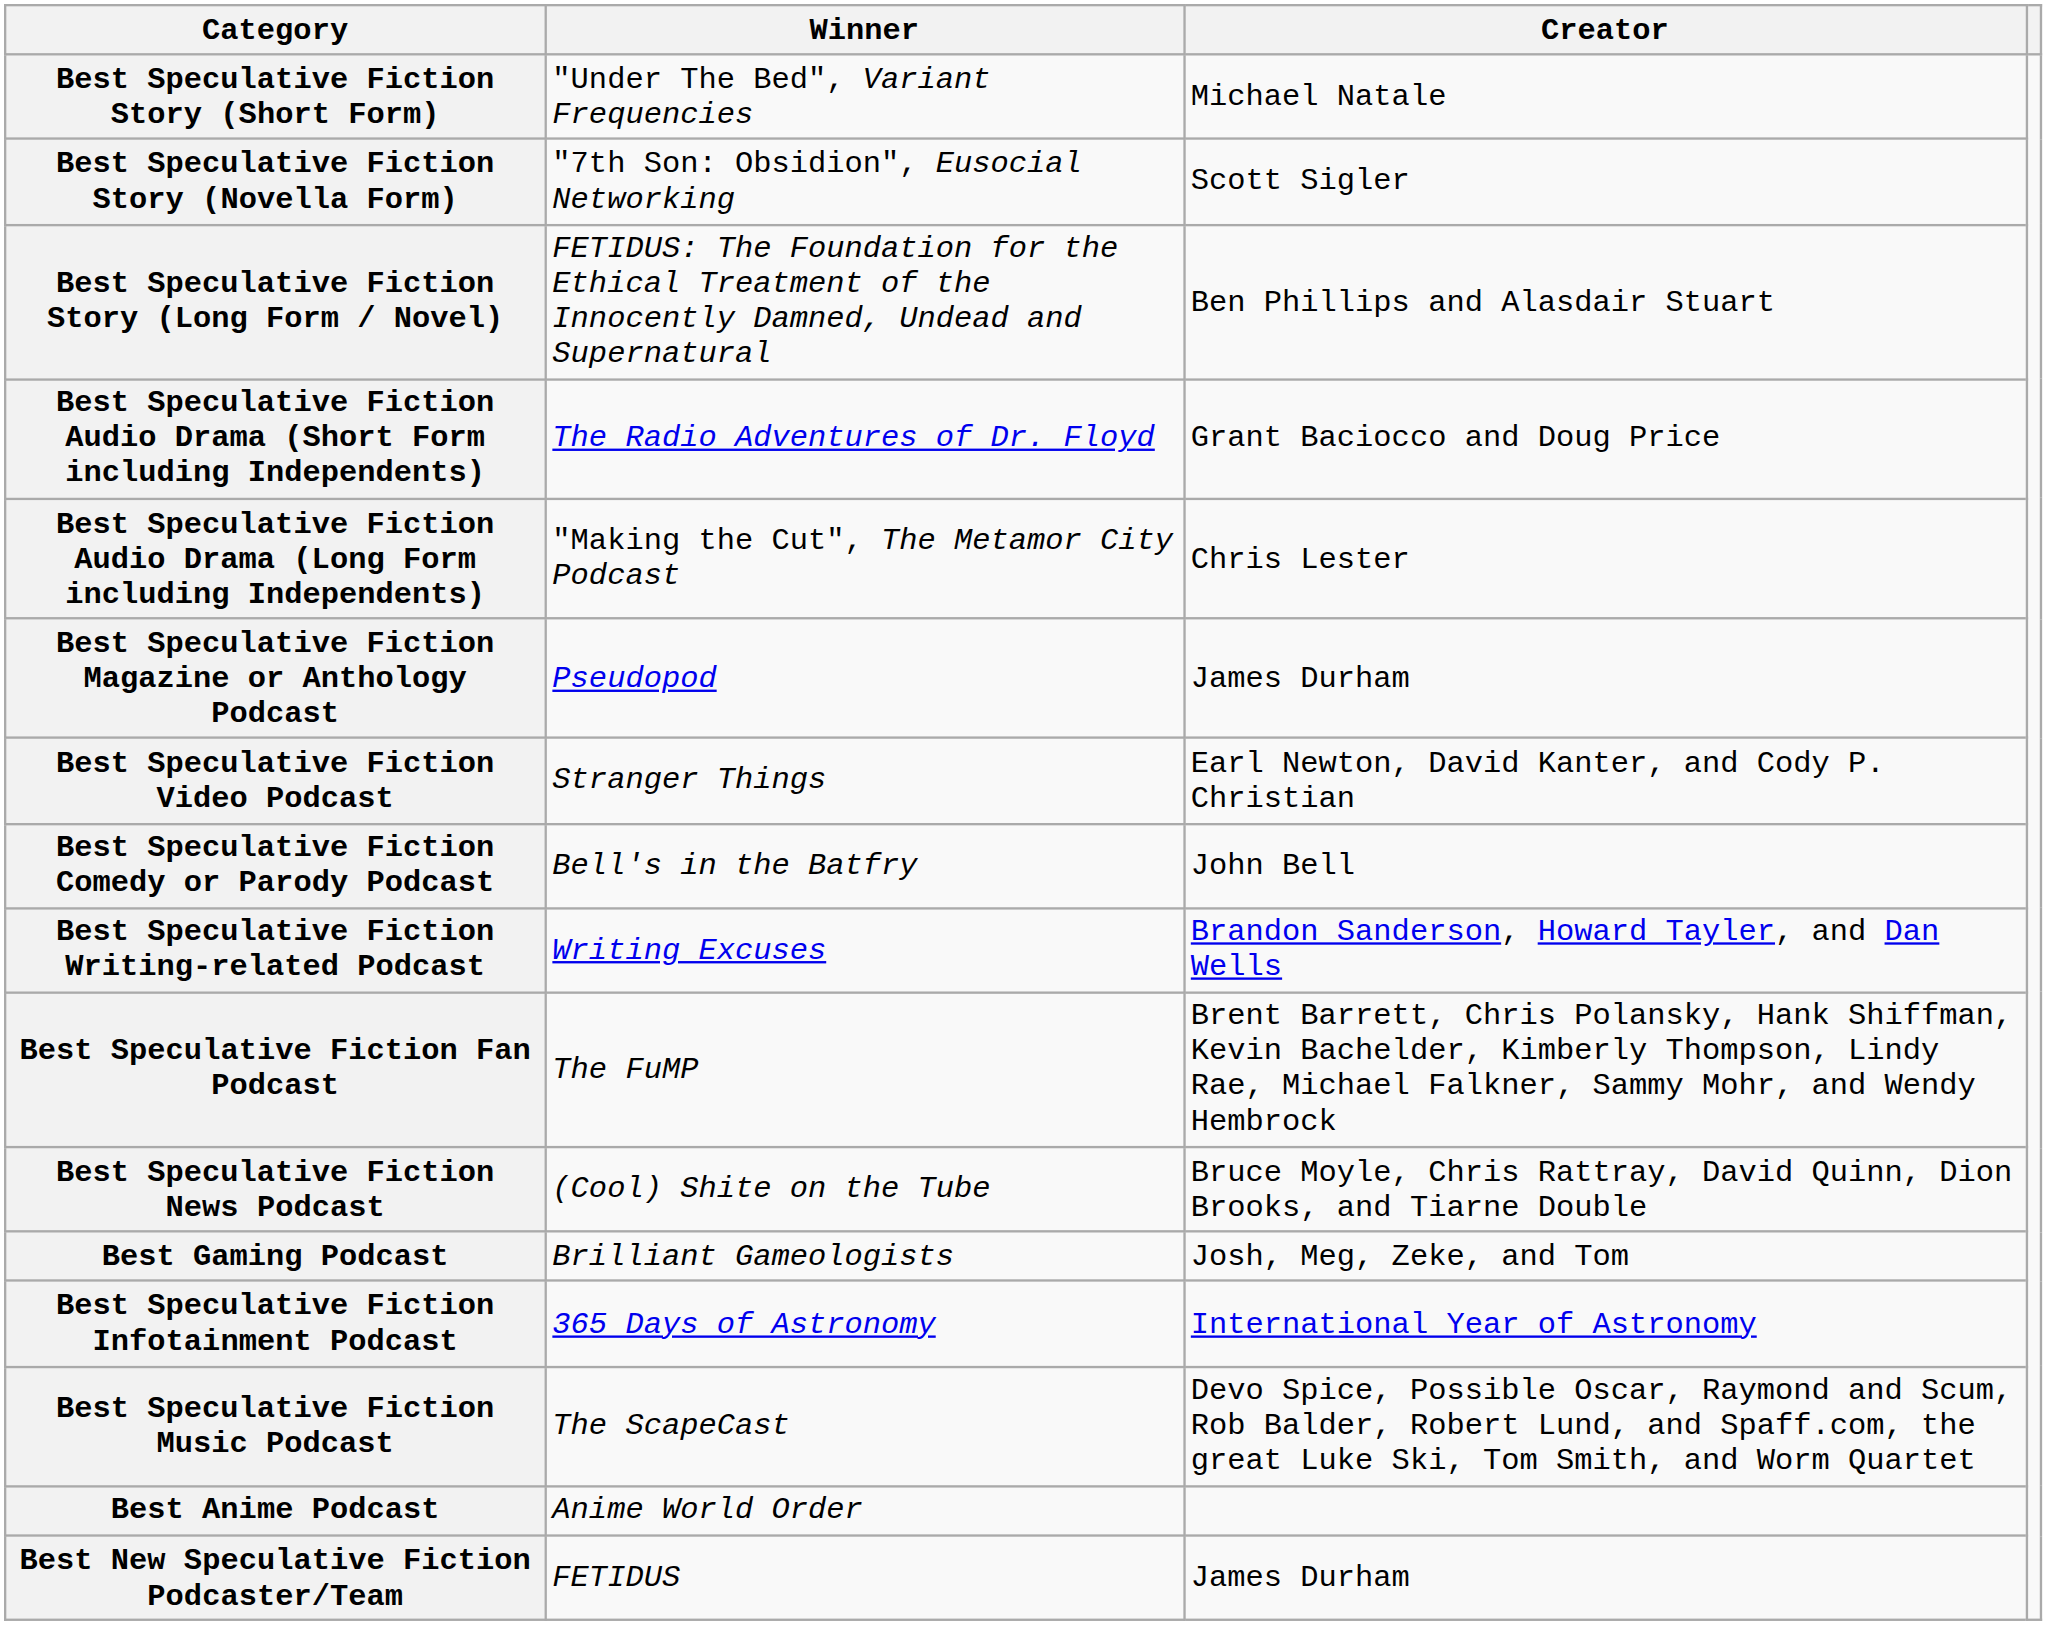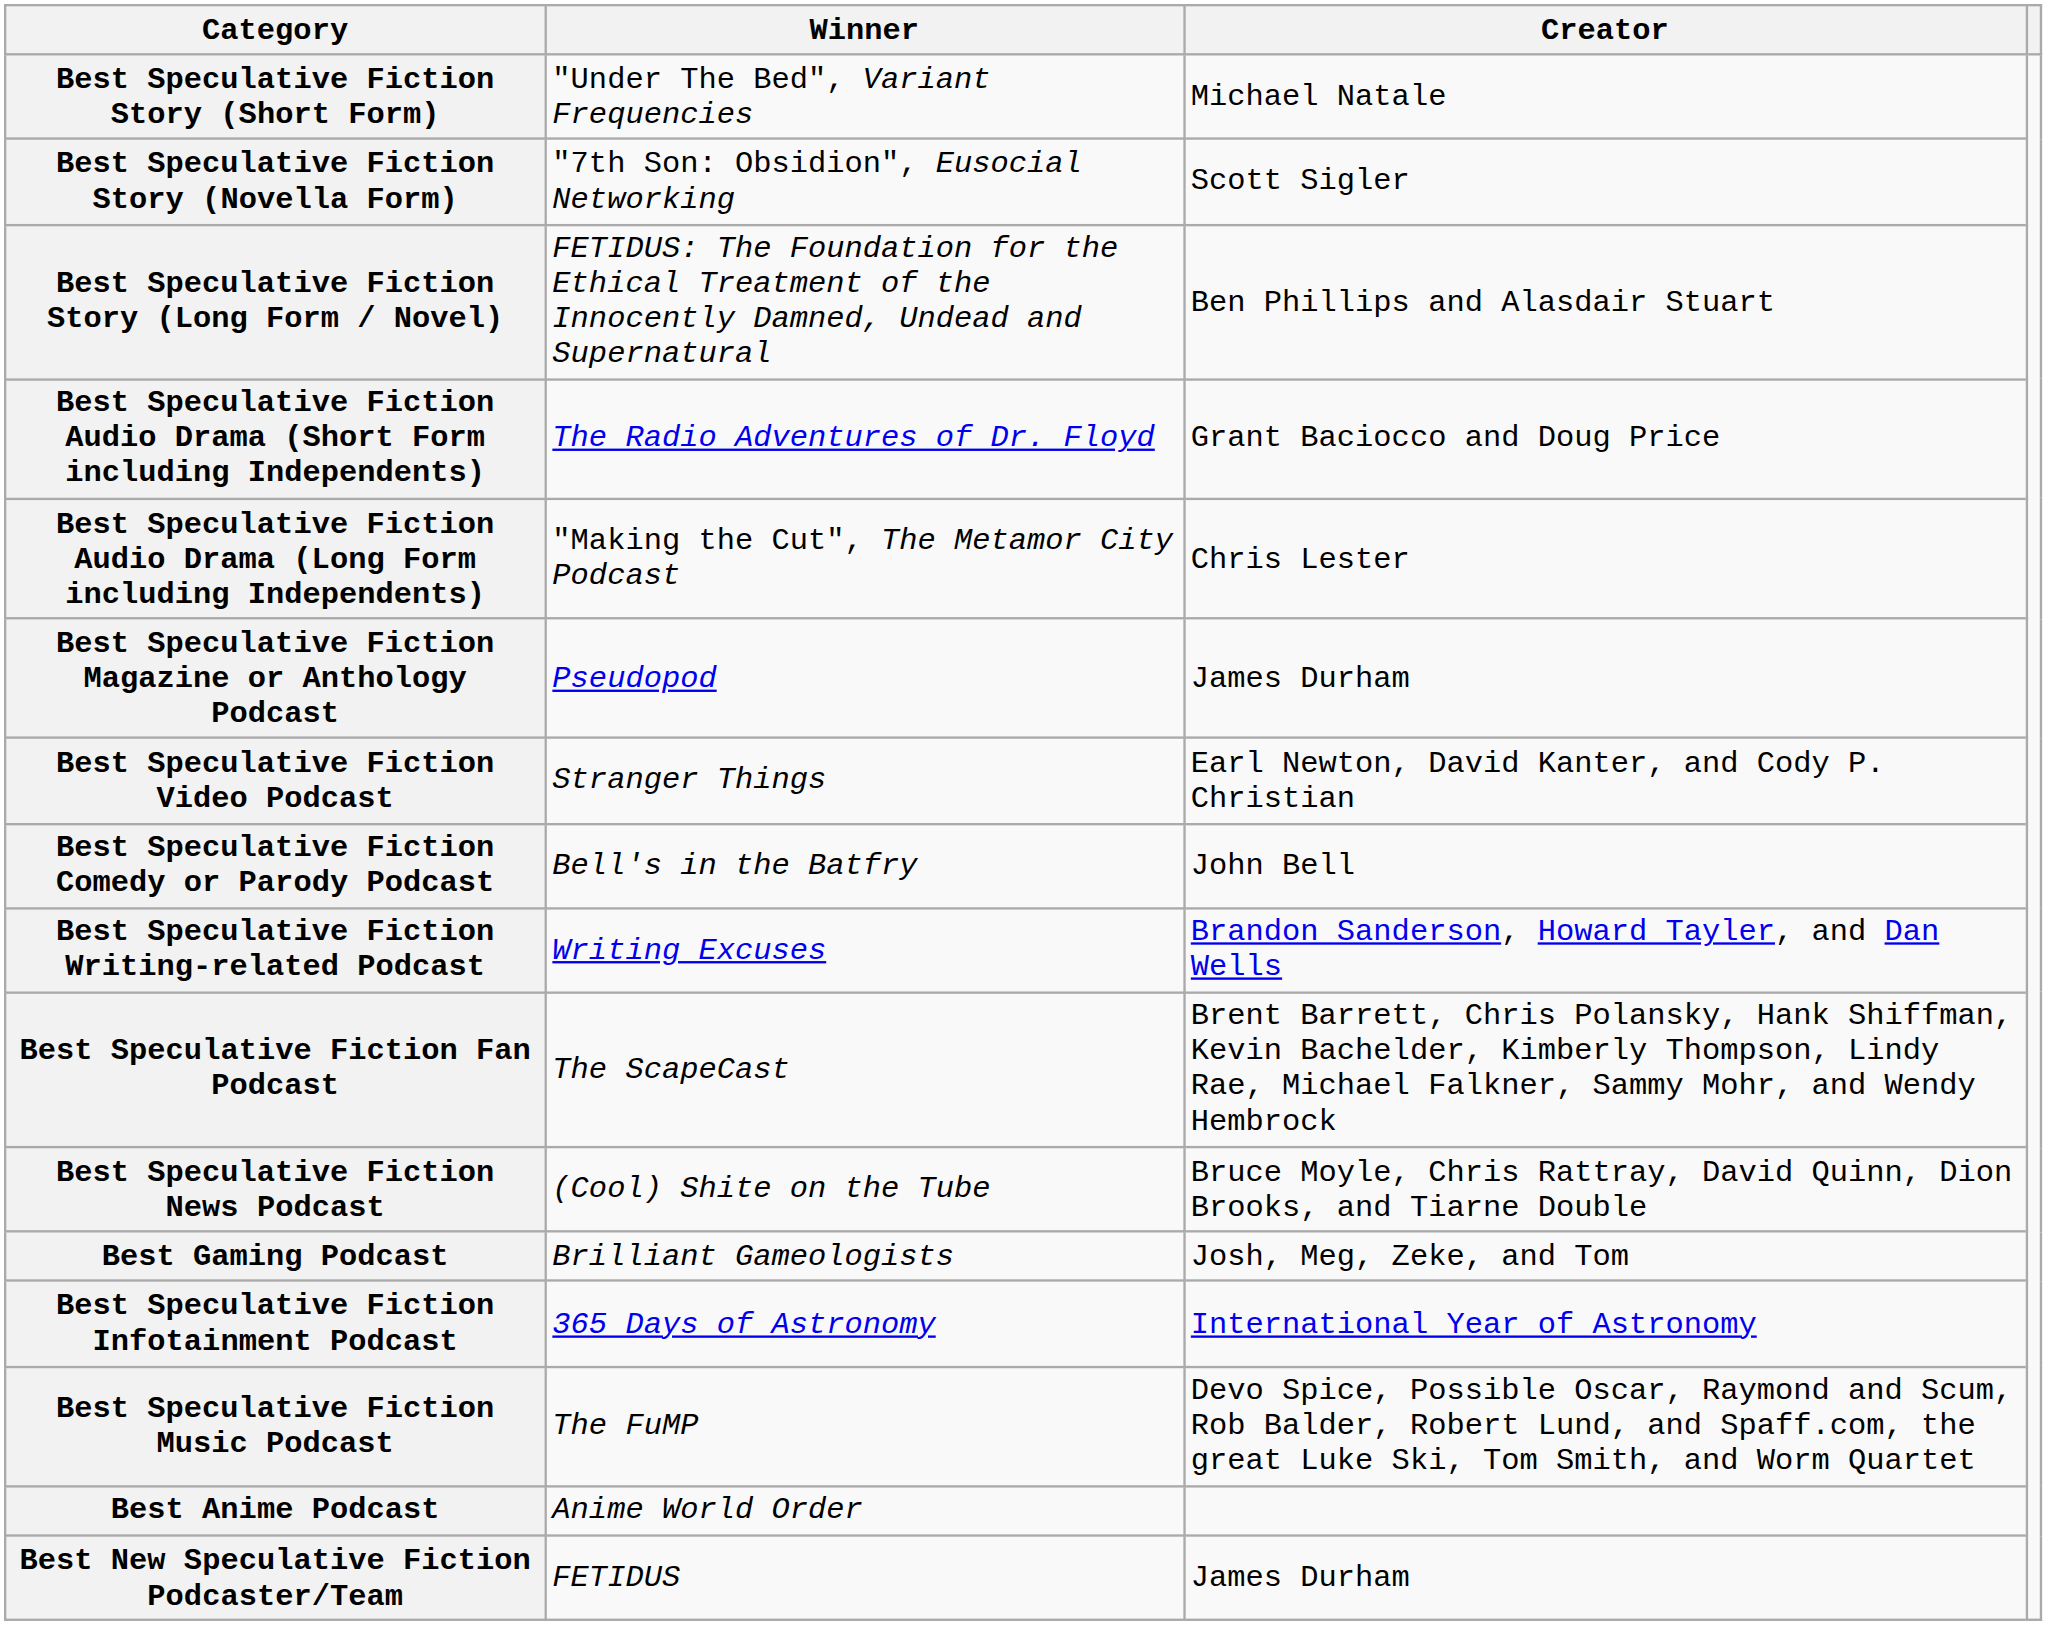(625, 1070) The FuMP -> (671, 1070) The ScapeCast
(671, 1426) The ScapeCast -> (625, 1426) The FuMP
